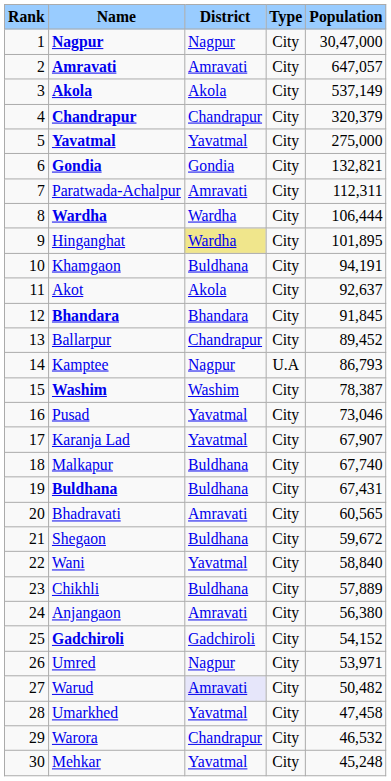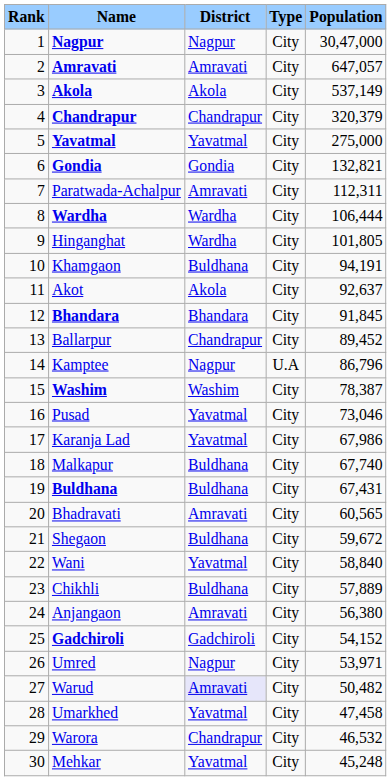(212, 240) khaki background -> (212, 240) no background
(357, 240) 101,895 -> (357, 240) 101,805
(361, 365) 86,793 -> (361, 365) 86,796
(361, 439) 67,907 -> (361, 439) 67,986
